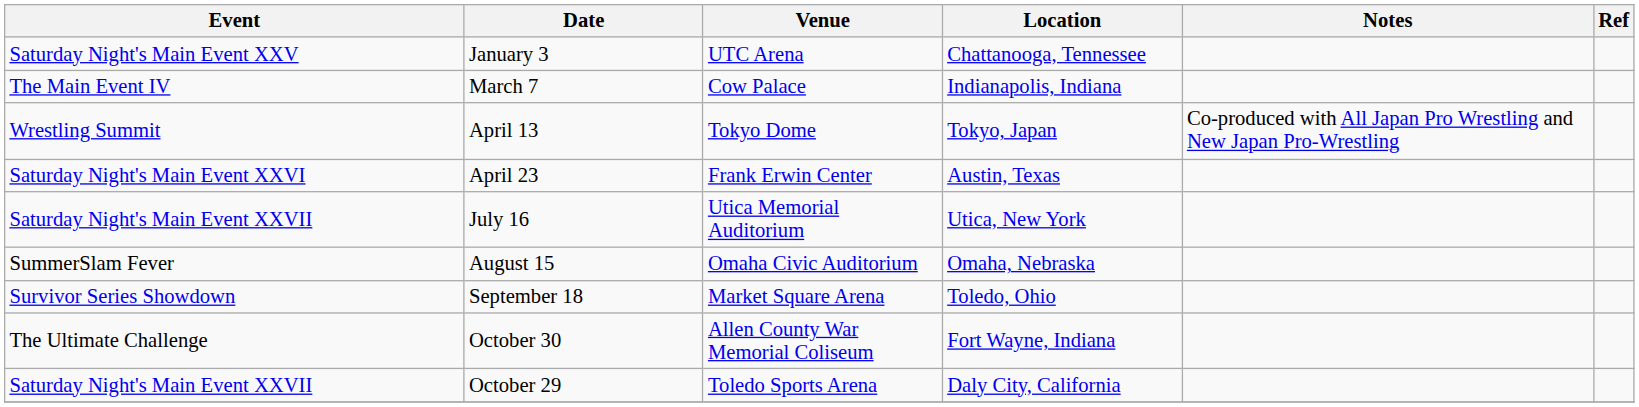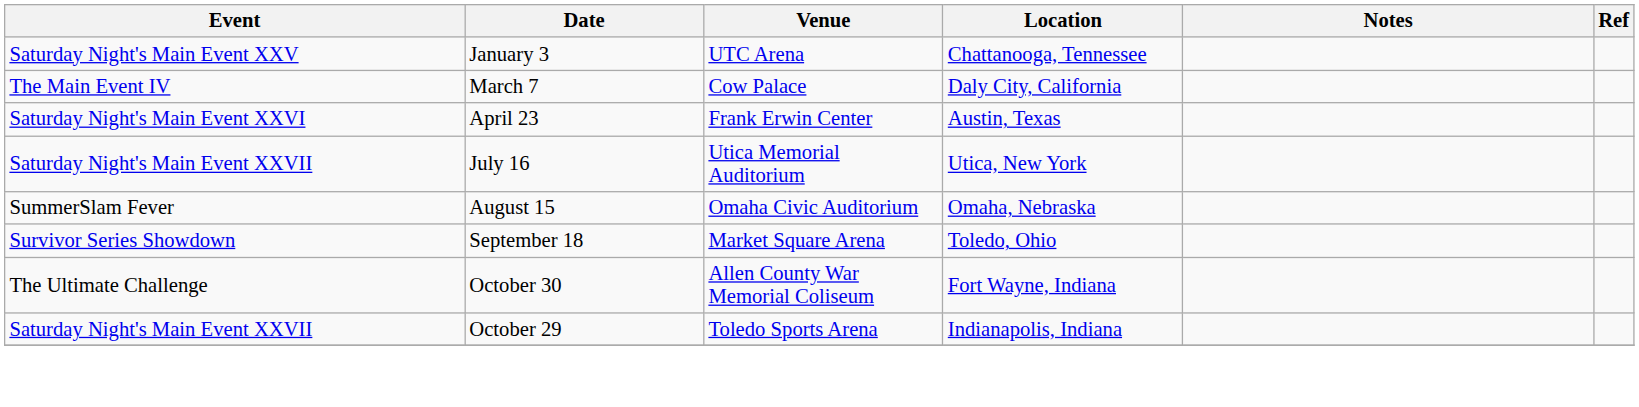(1034, 86) Indianapolis, Indiana -> (1035, 86) Daly City, California
- row: (504, 130)
(1034, 385) Daly City, California -> (1035, 329) Indianapolis, Indiana
